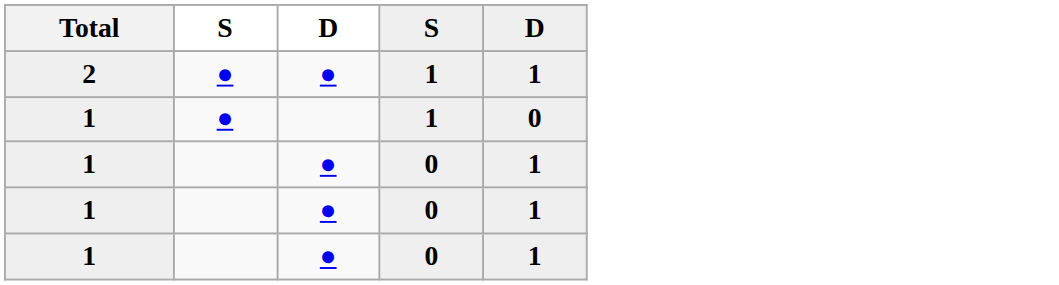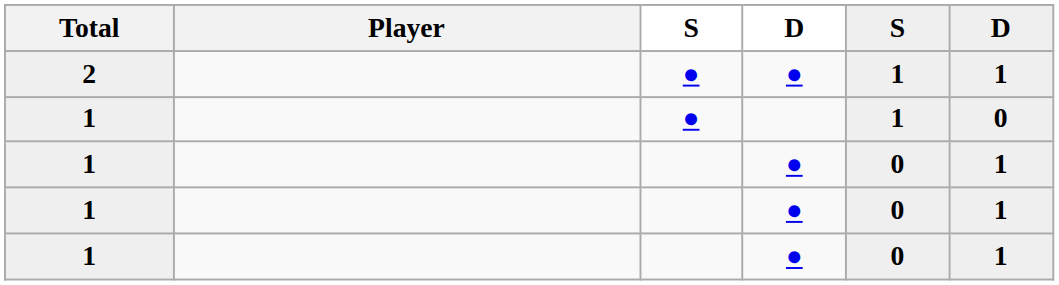+ column: (406, 27)
